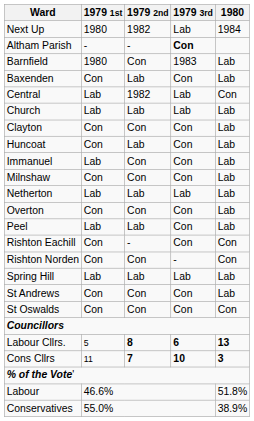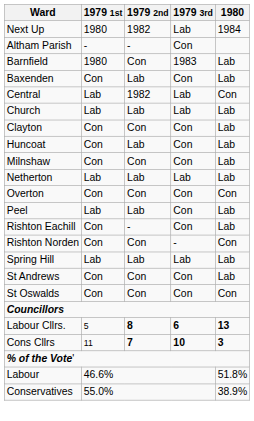(183, 45) bold -> (183, 45) normal
- row: (30, 161)
(226, 210) Lab -> (227, 194) Con
(227, 243) Con -> (226, 227) Lab
